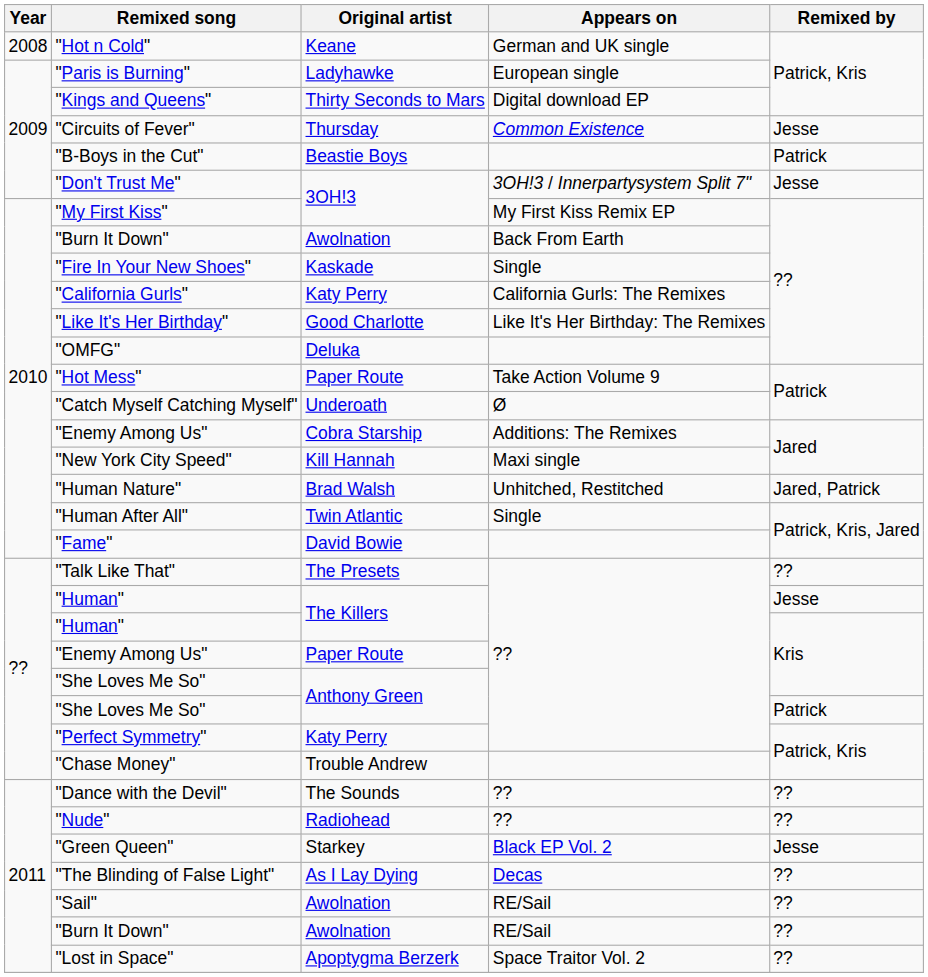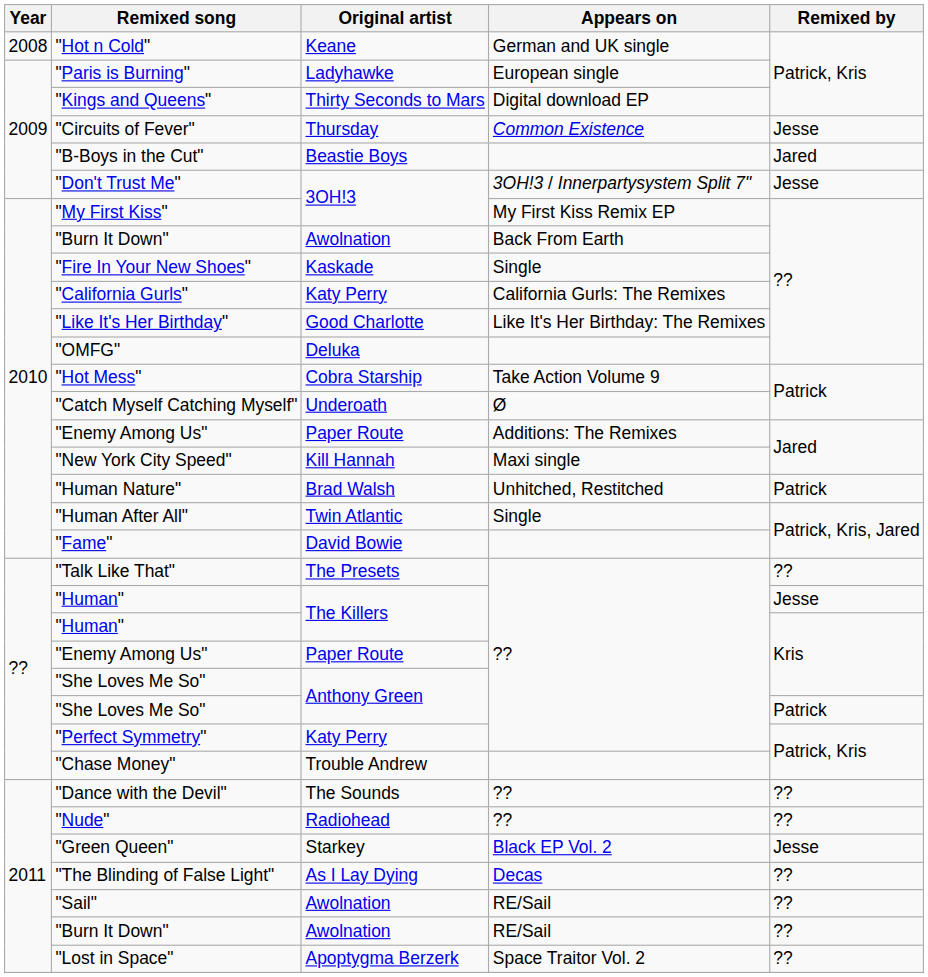(800, 156) Patrick -> (795, 156) Jared
(354, 377) Paper Route -> (364, 377) Cobra Starship
(364, 433) Cobra Starship -> (354, 433) Paper Route
(827, 488) Jared, Patrick -> (800, 488) Patrick
